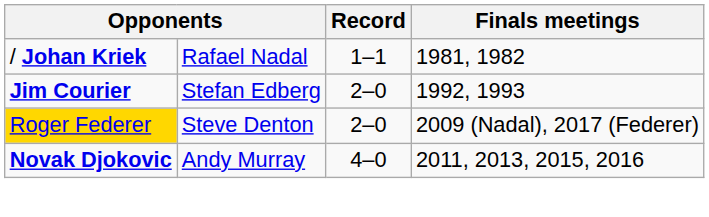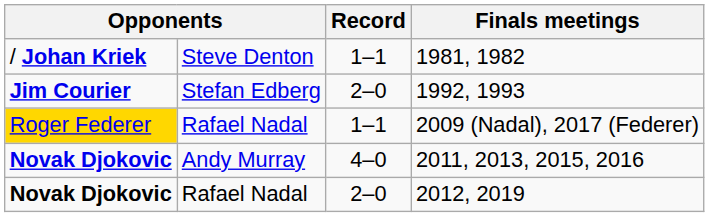(245, 56) Rafael Nadal -> (248, 56) Steve Denton
(248, 125) Steve Denton -> (245, 125) Rafael Nadal
(368, 125) 2–0 -> (368, 125) 1–1
+ row: (470, 194)
